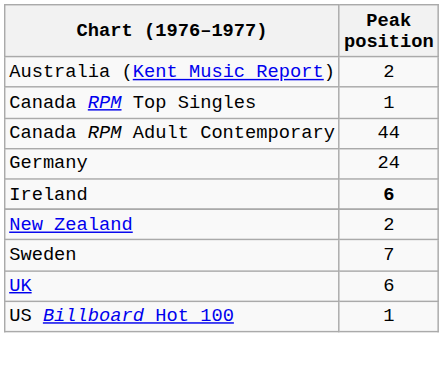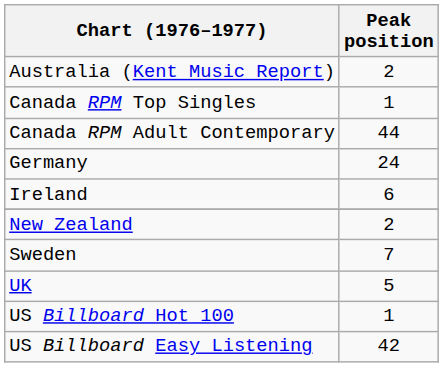(389, 194) bold -> (389, 194) normal
(389, 286) 6 -> (389, 286) 5
+ row: (161, 347)
